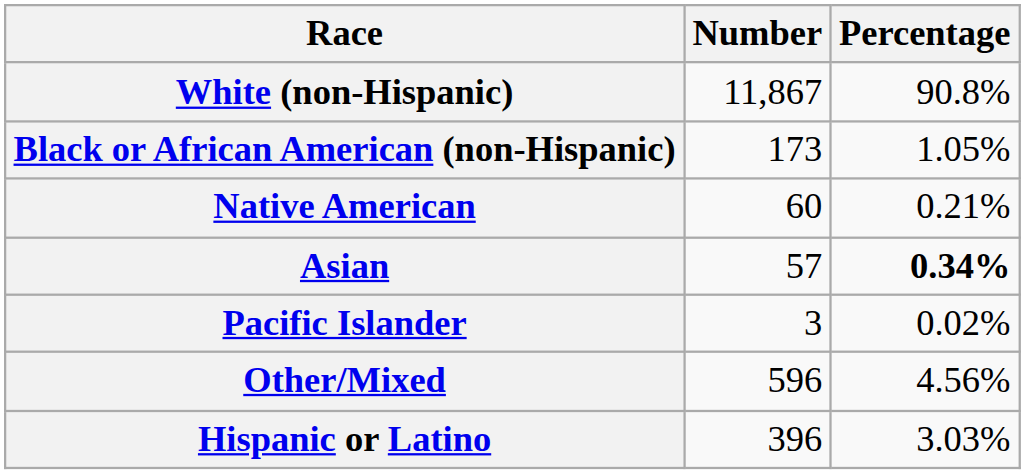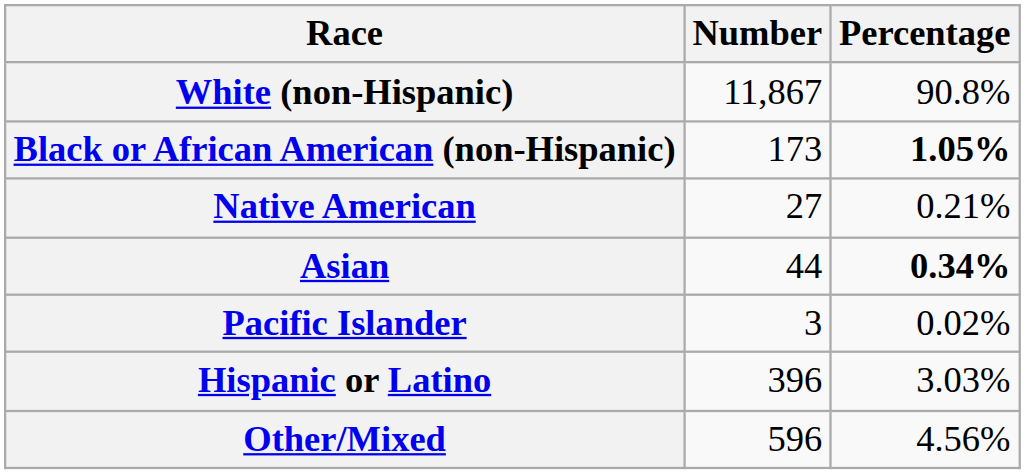(963, 149) normal -> (960, 149) bold
(804, 206) 60 -> (804, 206) 27
(804, 264) 57 -> (804, 264) 44
rows swapped: (345, 380) <-> (345, 438)
